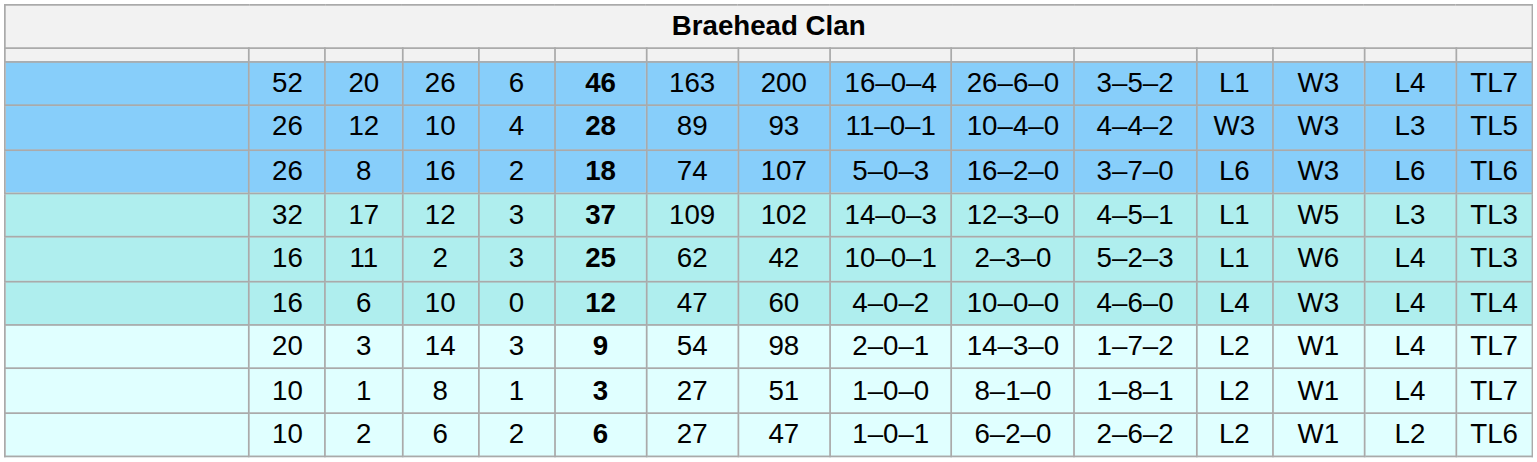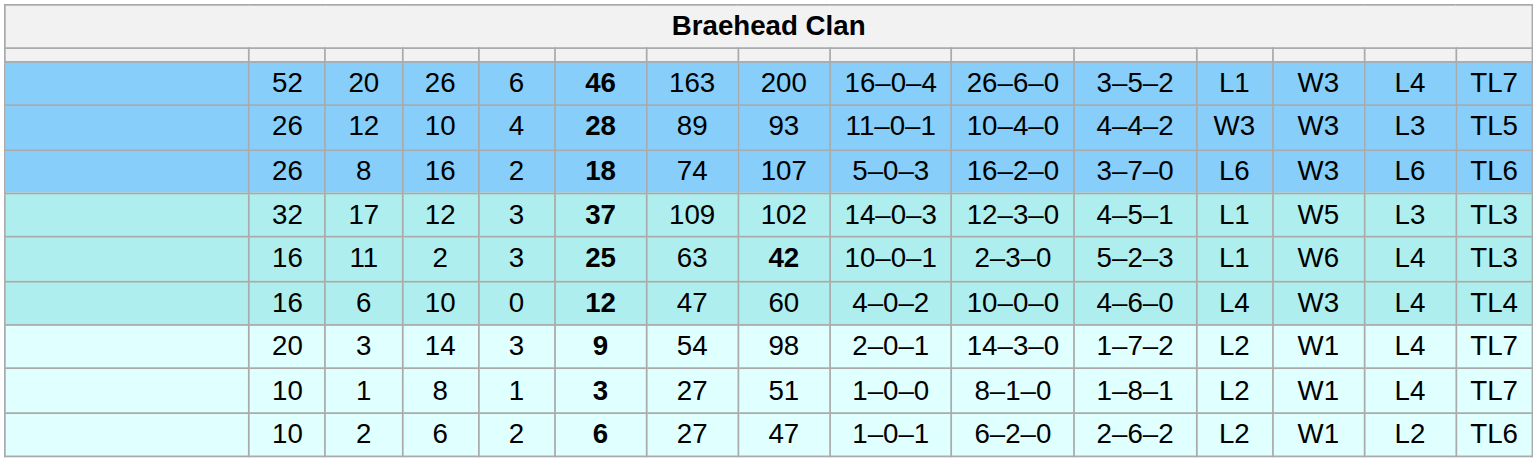(692, 258) 62 -> (692, 258) 63
(784, 258) normal -> (784, 258) bold
